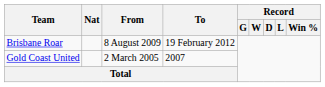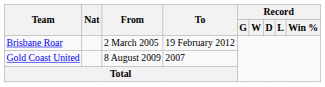(132, 43) 8 August 2009 -> (131, 43) 2 March 2005
(131, 58) 2 March 2005 -> (132, 58) 8 August 2009
